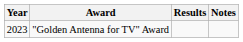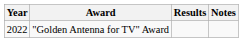(17, 29) 2023 -> (17, 29) 2022
